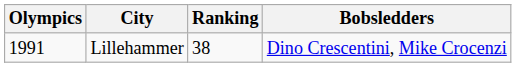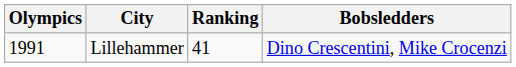(201, 47) 38 -> (201, 47) 41
